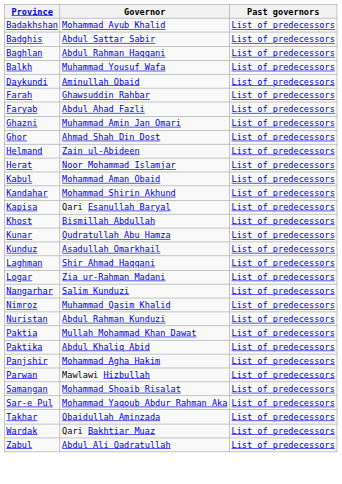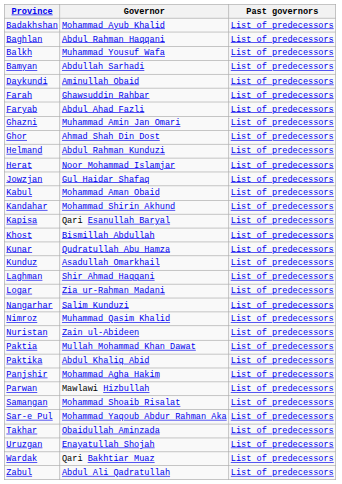- row: (24, 39)
+ row: (22, 67)
(101, 151) Zain ul-Abideen -> (113, 151) Abdul Rahman Kunduzi
+ row: (24, 179)
(114, 319) Abdul Rahman Kunduzi -> (101, 333) Zain ul-Abideen
+ row: (24, 445)
